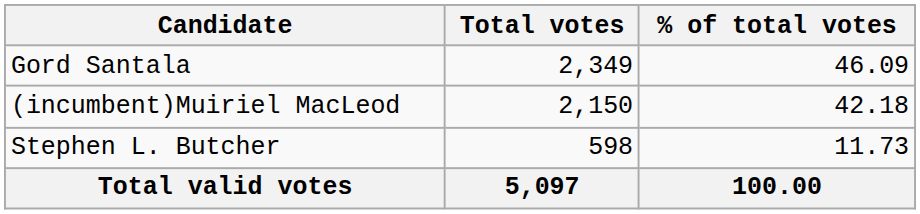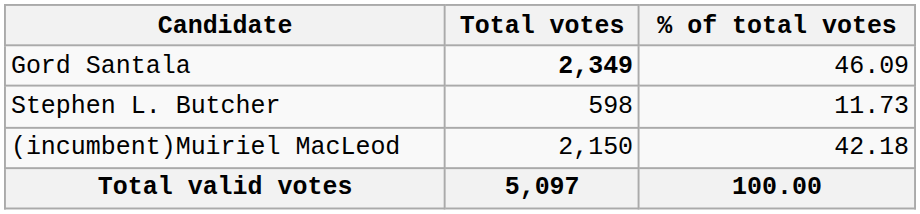(596, 66) normal -> (596, 66) bold
rows swapped: (206, 107) <-> (146, 147)
